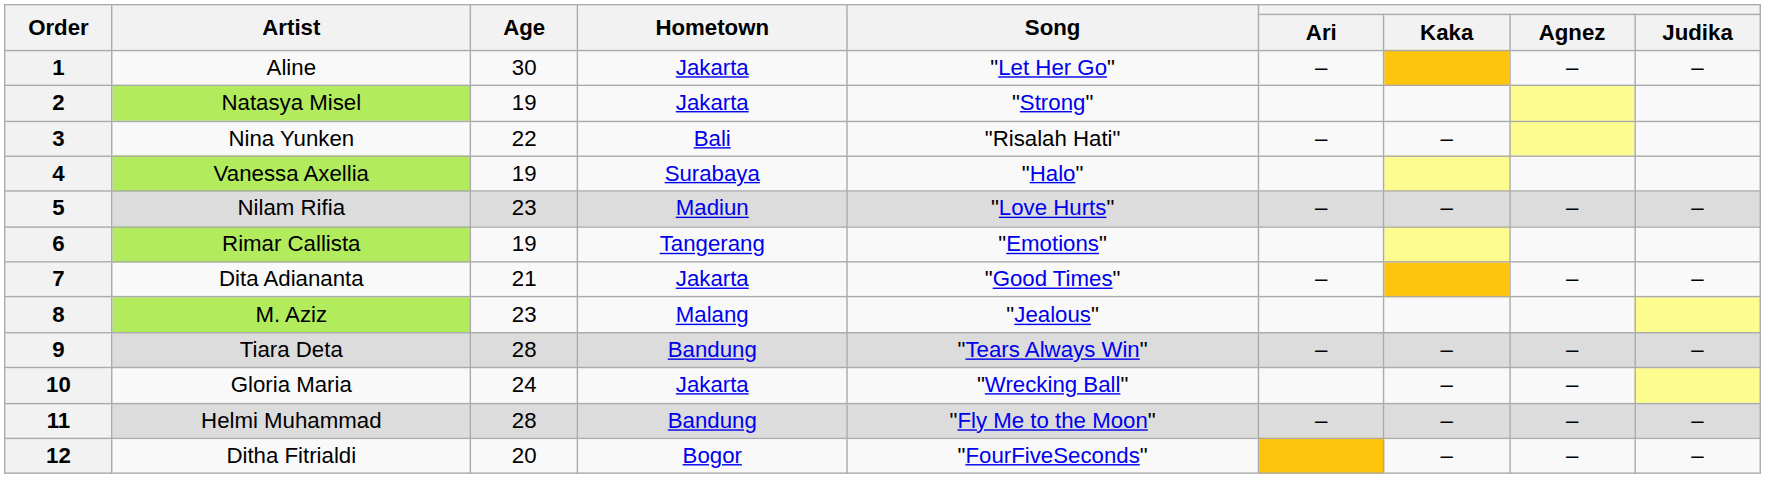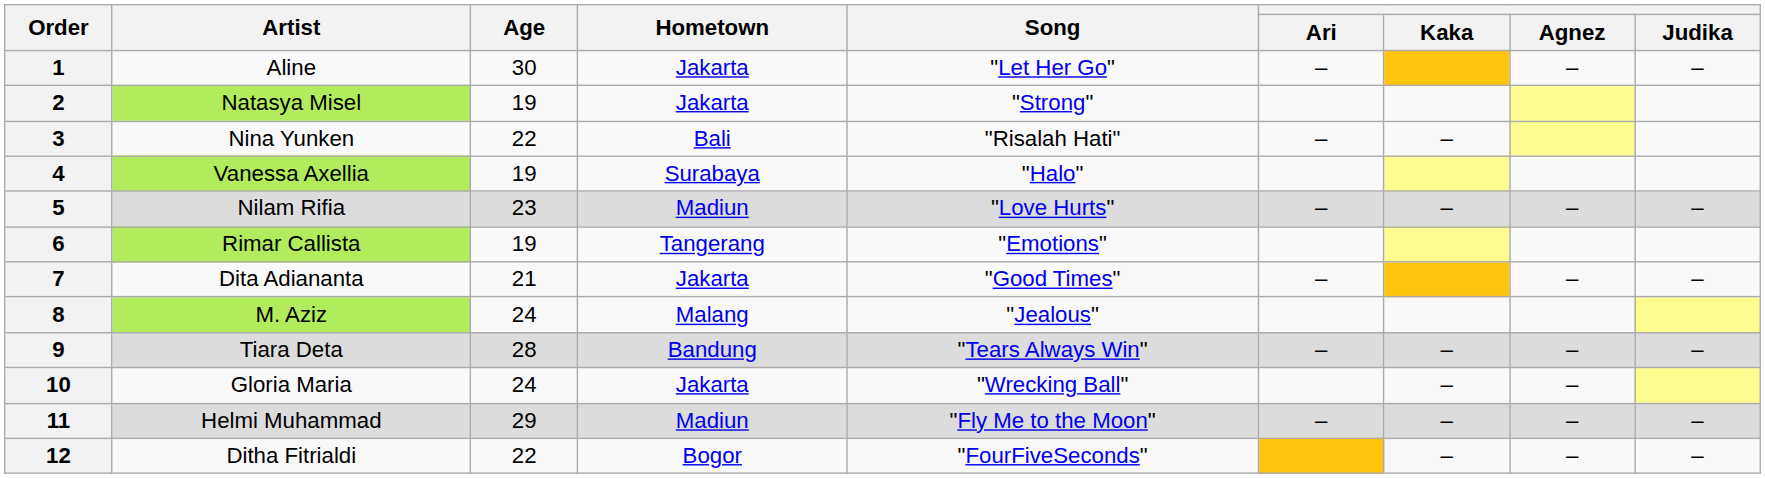(524, 314) 23 -> (524, 314) 24
(524, 420) 28 -> (524, 420) 29
(712, 420) Bandung -> (712, 420) Madiun
(524, 455) 20 -> (524, 455) 22
